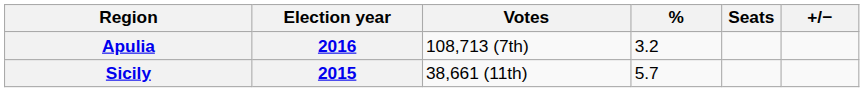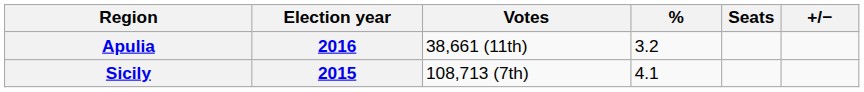(477, 45) 108,713 (7th) -> (477, 45) 38,661 (11th)
(477, 73) 38,661 (11th) -> (477, 73) 108,713 (7th)
(647, 73) 5.7 -> (647, 73) 4.1
